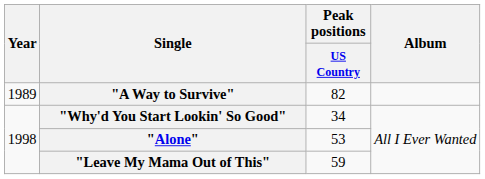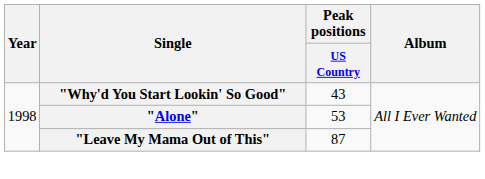- row: (173, 93)
(338, 116) 34 -> (338, 93) 43
(338, 162) 59 -> (338, 139) 87
